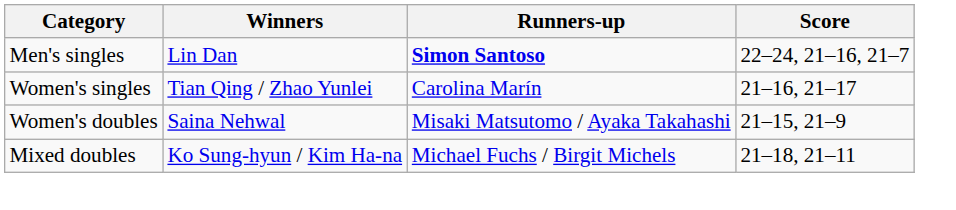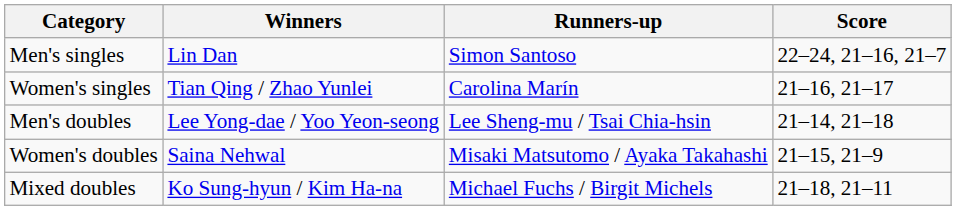(478, 54) bold -> (513, 54) normal
+ row: (70, 121)
